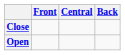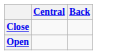- column: (45, 12)
